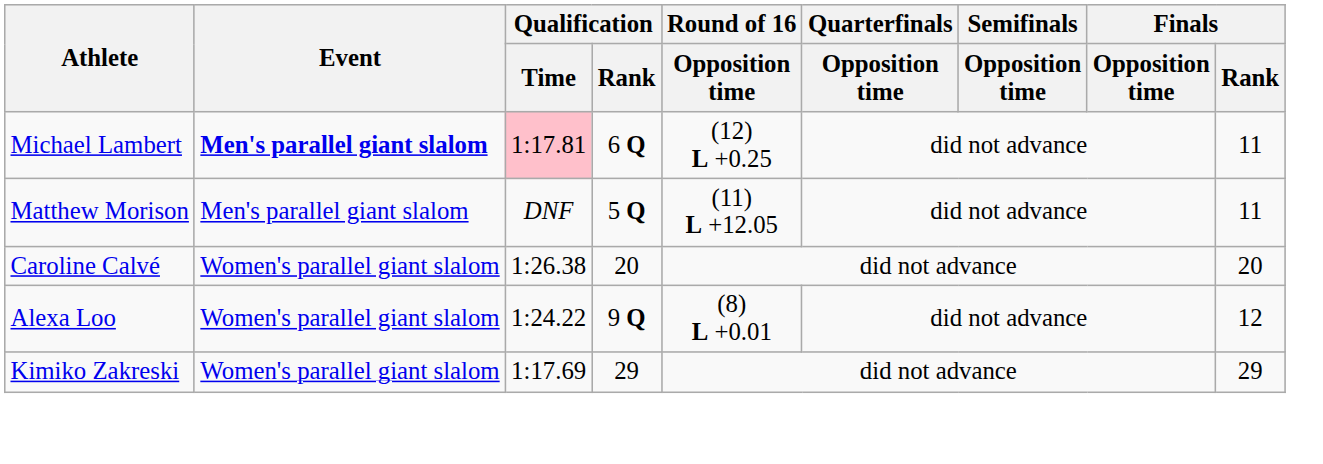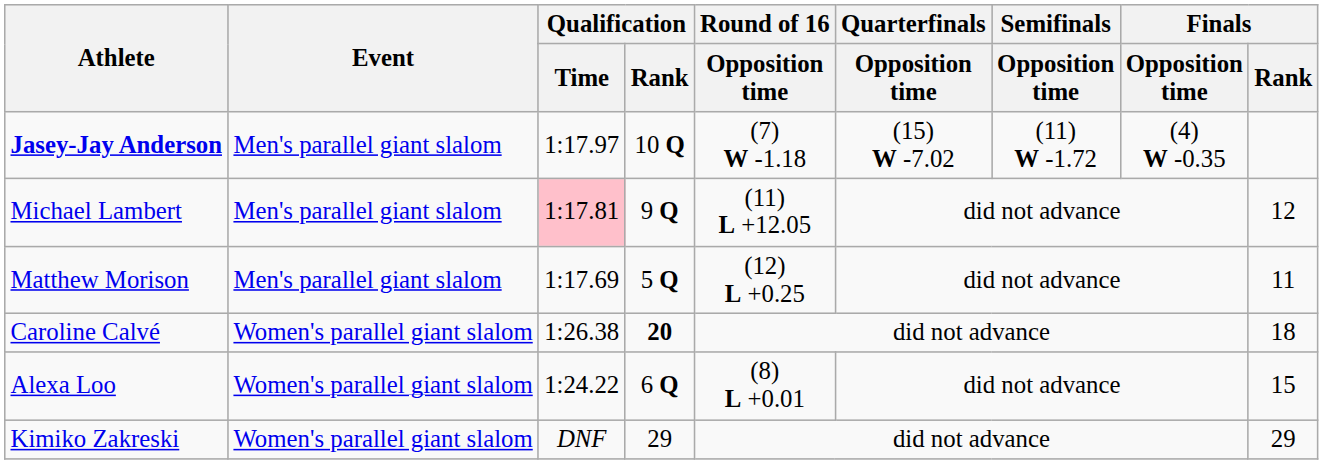+ row: (116, 144)
(344, 144) bold -> (368, 211) normal
(627, 144) 6 Q -> (660, 211) 9 Q
(732, 144) (12) L +0.25 -> (765, 211) (11) L +12.05
(1250, 144) 11 -> (1283, 211) 12
(549, 211) DNF -> (582, 279) 1:17.69
(732, 211) (11) L +12.05 -> (765, 279) (12) L +0.25
(627, 265) normal -> (660, 332) bold
(1250, 265) 20 -> (1283, 332) 18
(627, 318) 9 Q -> (660, 385) 6 Q
(1250, 318) 12 -> (1283, 385) 15
(549, 371) 1:17.69 -> (582, 438) DNF
